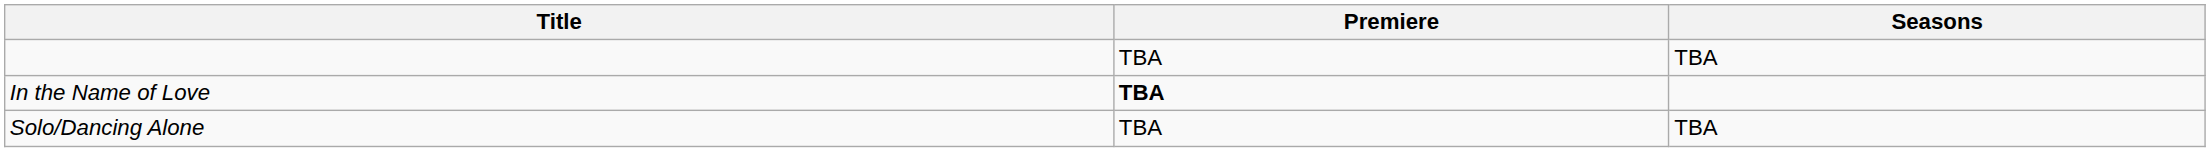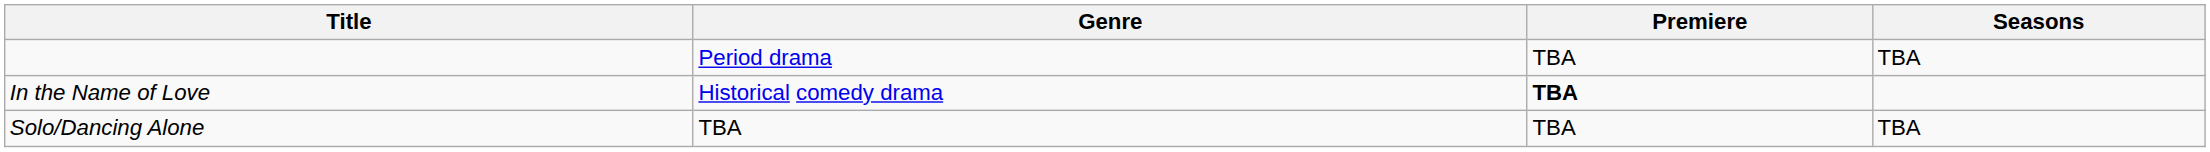+ column: (1110, 22)
